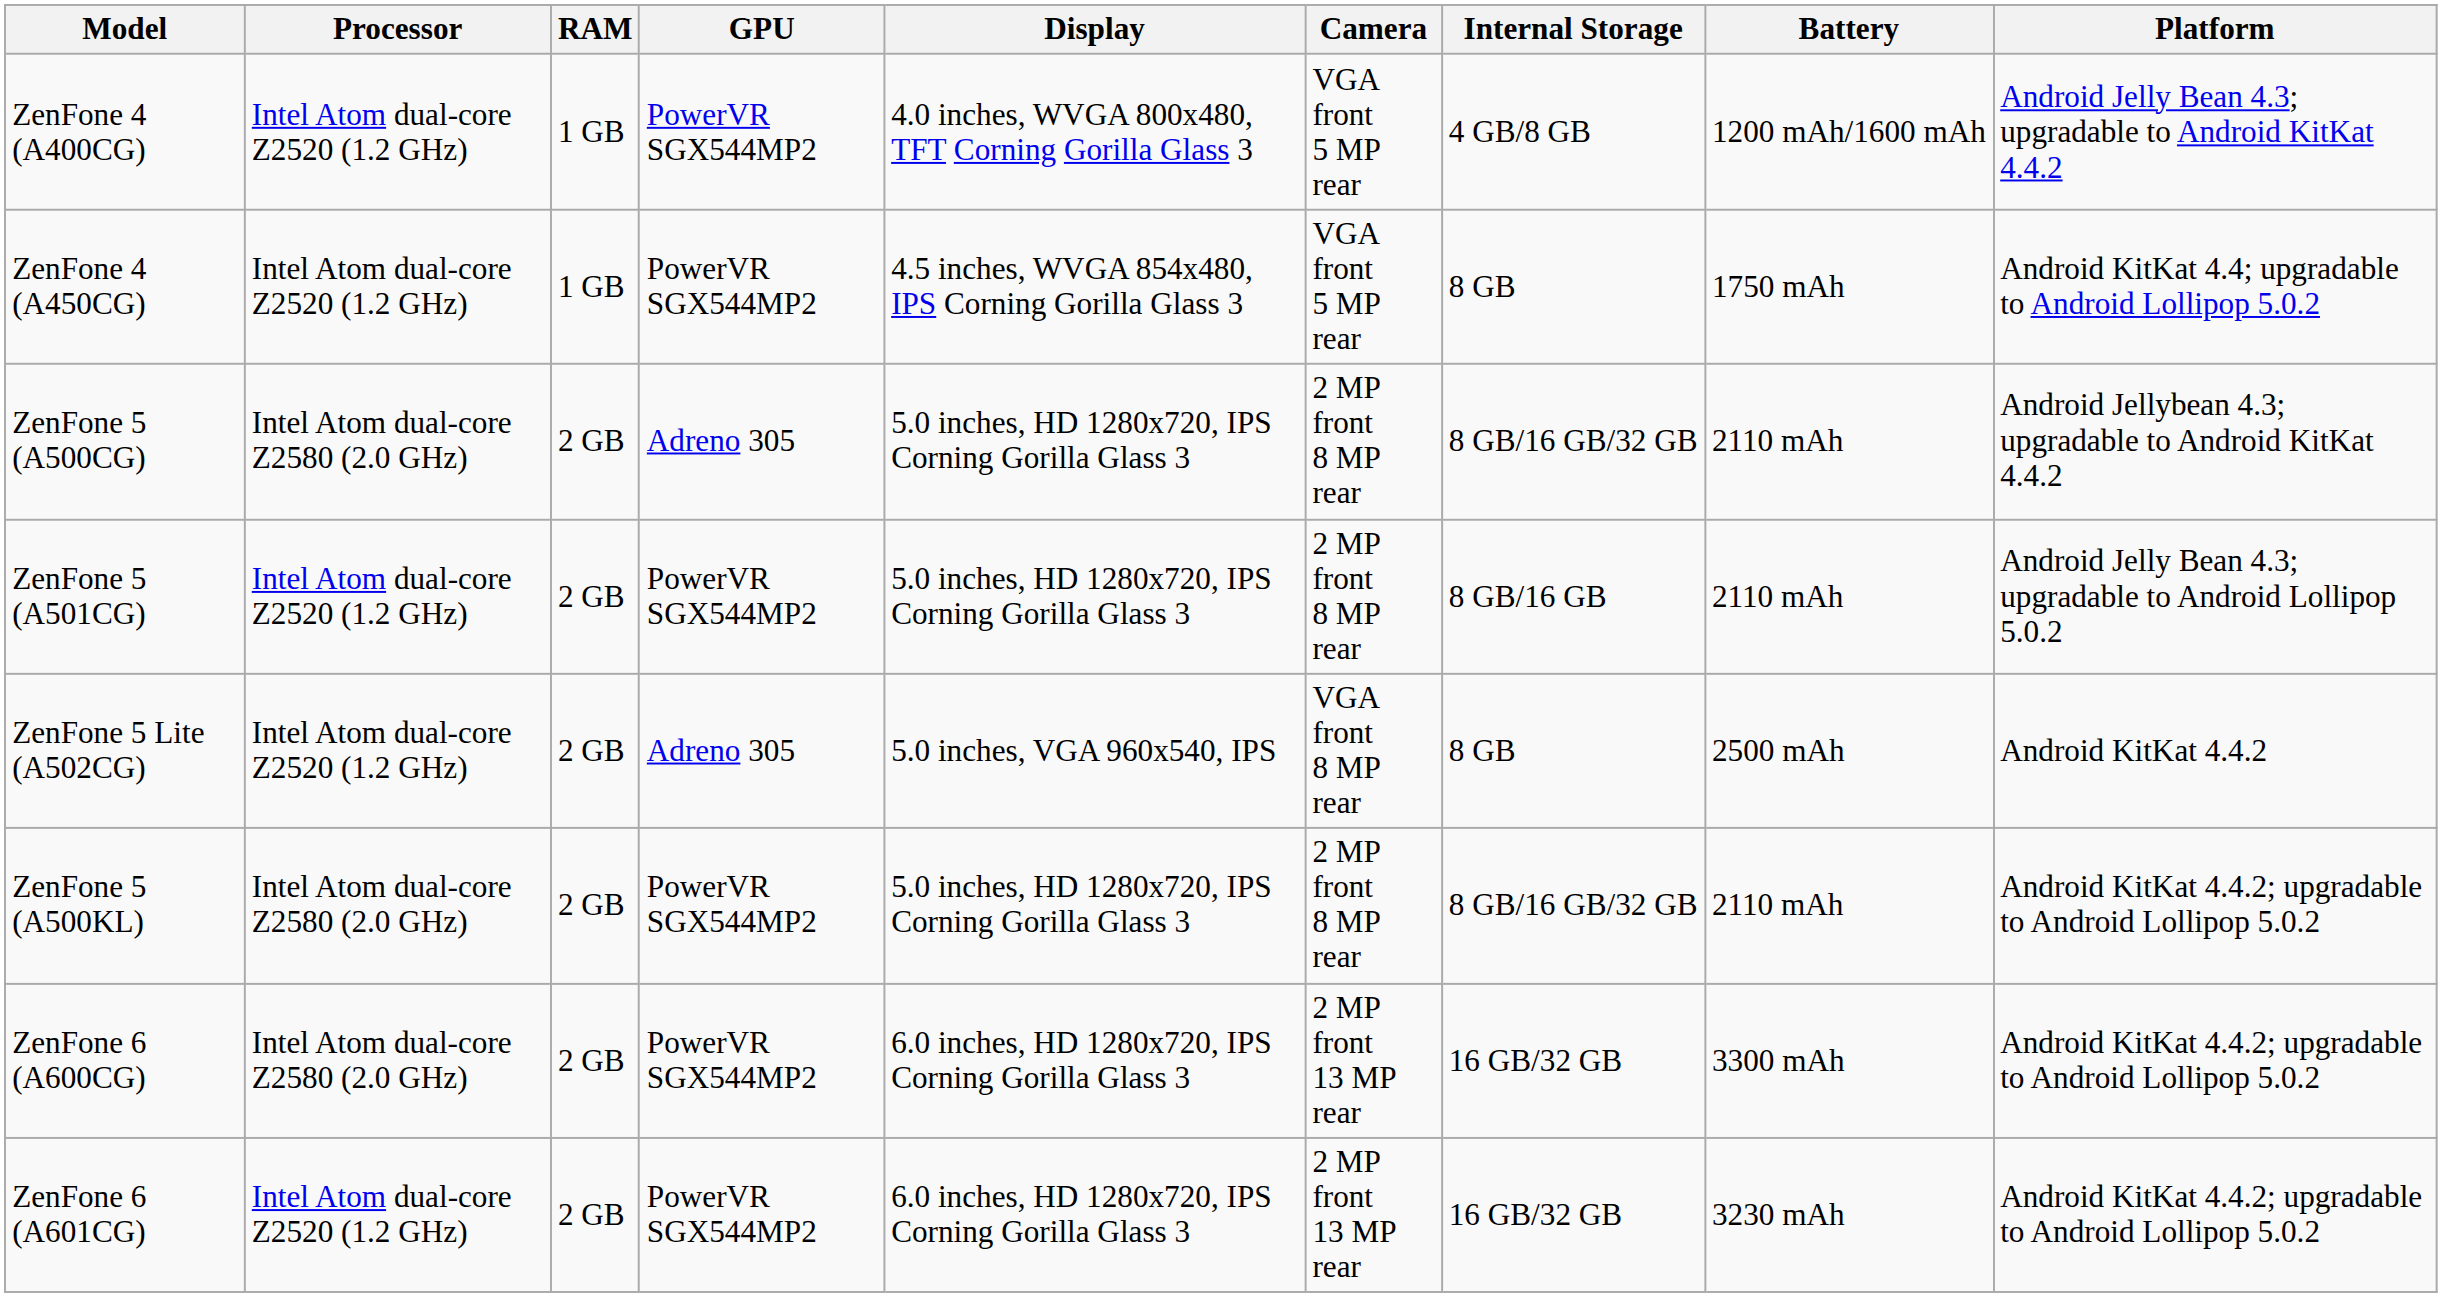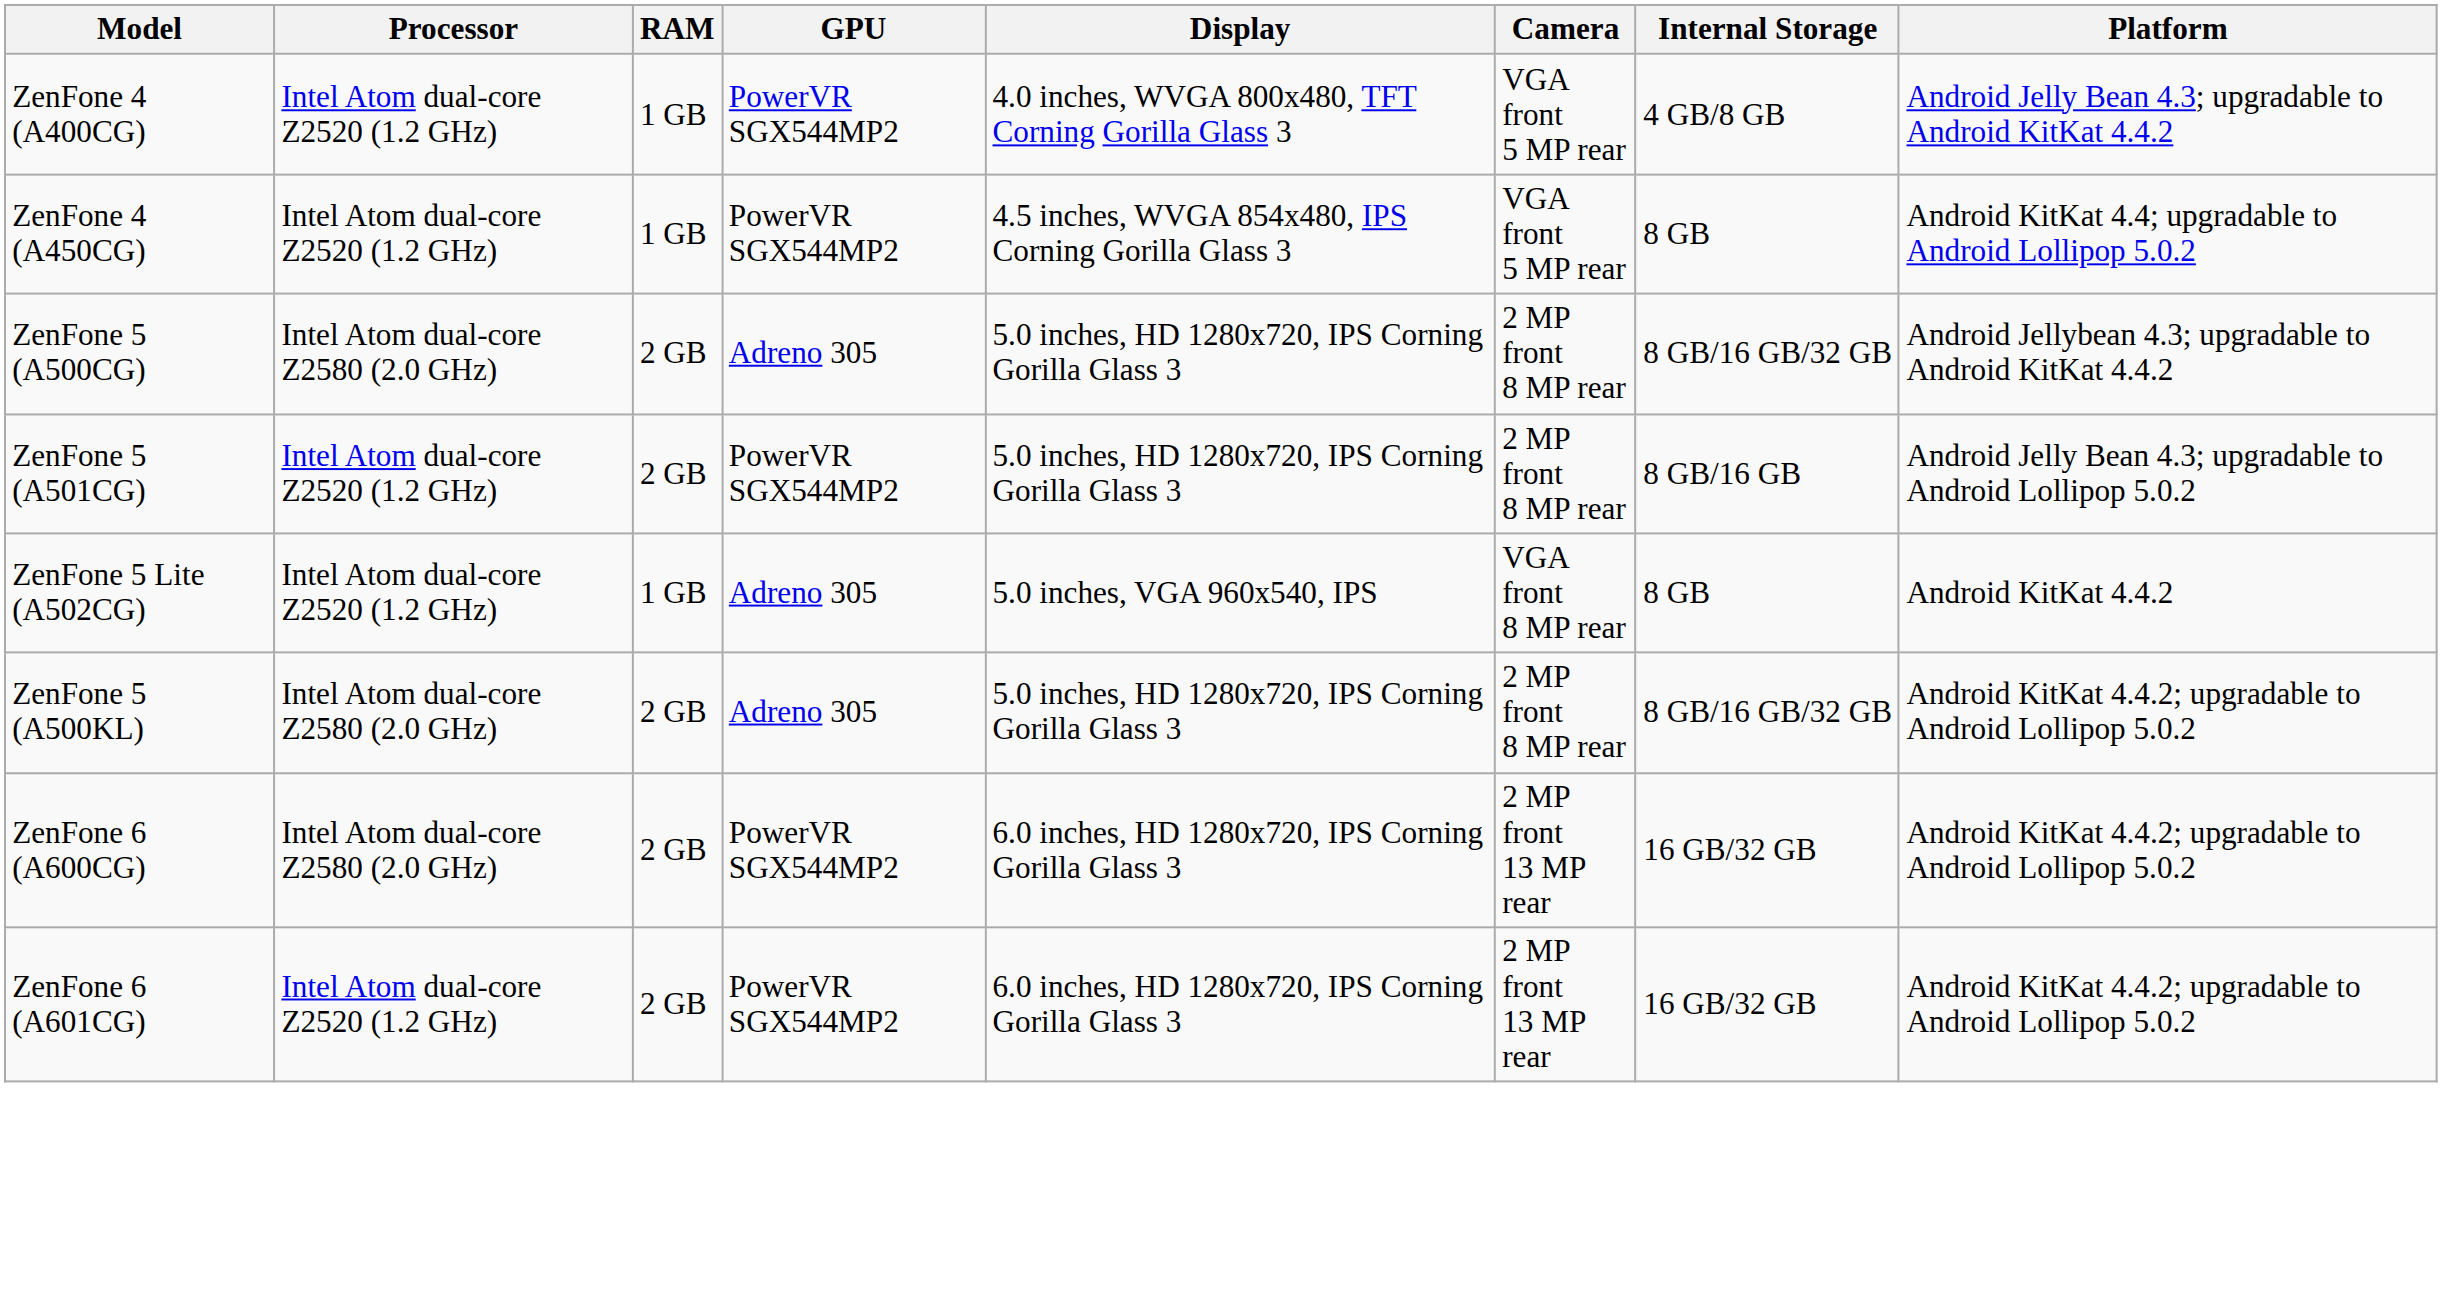- column: (1849, 29)
(591, 750) 2 GB -> (673, 592) 1 GB
(732, 905) PowerVR SGX544MP2 -> (803, 712) Adreno 305
